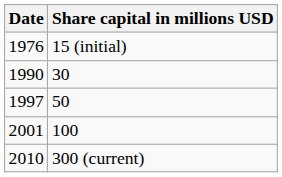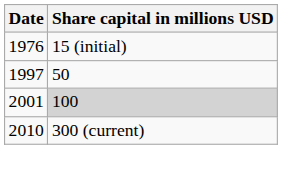- row: (26, 74)
(65, 130) no background -> (65, 102) lightgrey background
